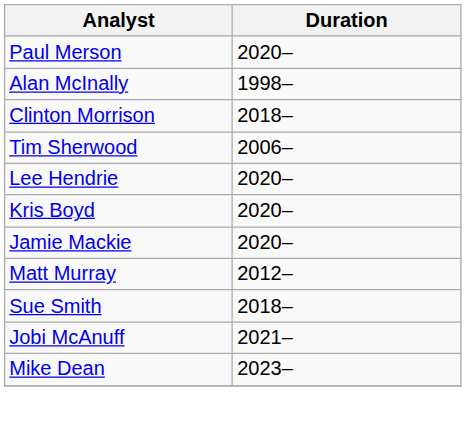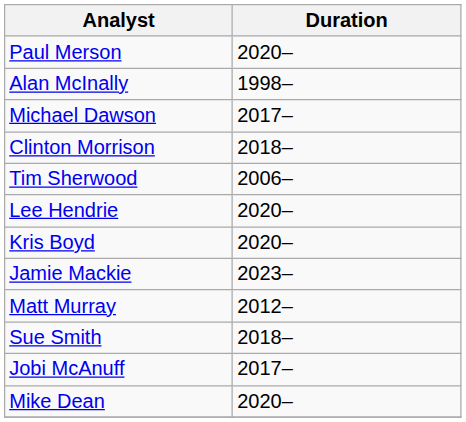+ row: (83, 115)
(265, 242) 2020– -> (265, 274) 2023–
(265, 337) 2021– -> (265, 369) 2017–
(265, 369) 2023– -> (265, 400) 2020–
